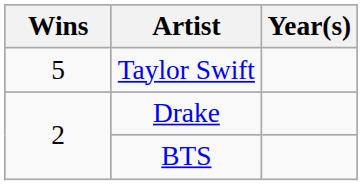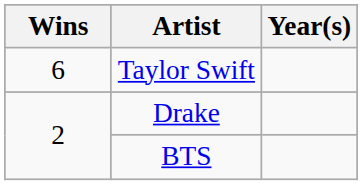(58, 69) 5 -> (58, 69) 6
